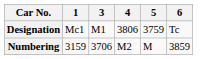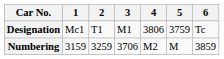+ column: (102, 12)
